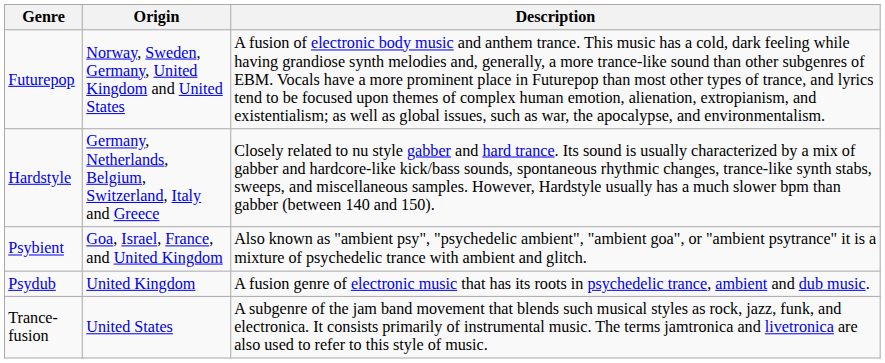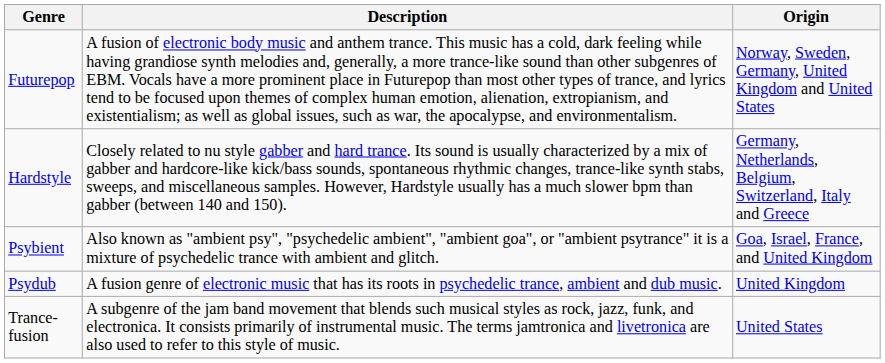columns swapped: (555, 17) <-> (157, 17)
